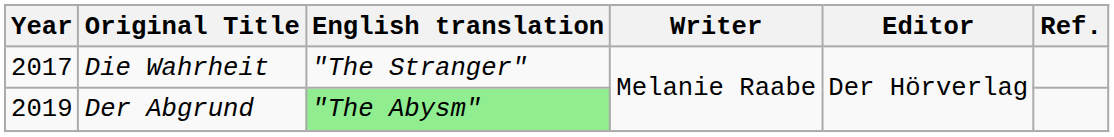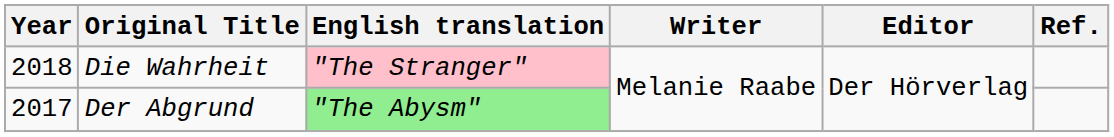(42, 68) 2017 -> (42, 68) 2018
(420, 68) no background -> (420, 68) pink background
(42, 109) 2019 -> (42, 109) 2017
